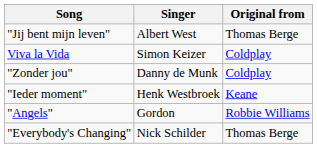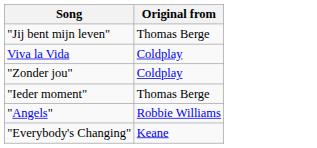- column: (178, 14)
(241, 93) Keane -> (173, 93) Thomas Berge
(262, 133) Thomas Berge -> (153, 133) Keane
